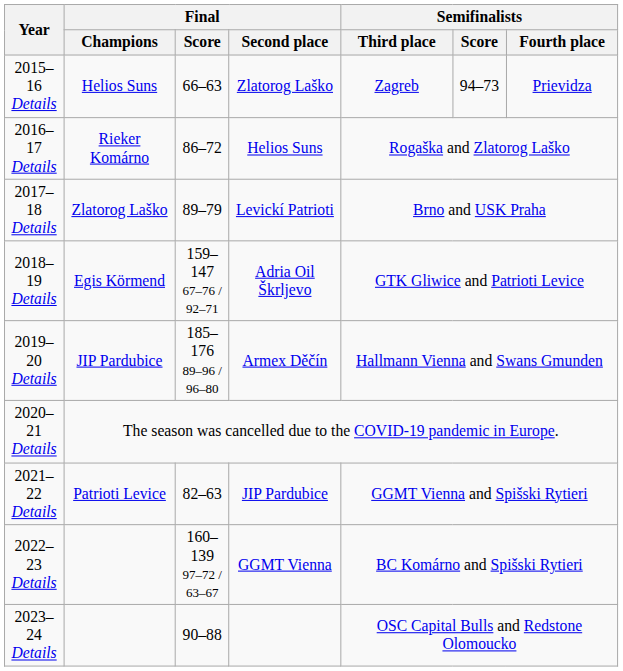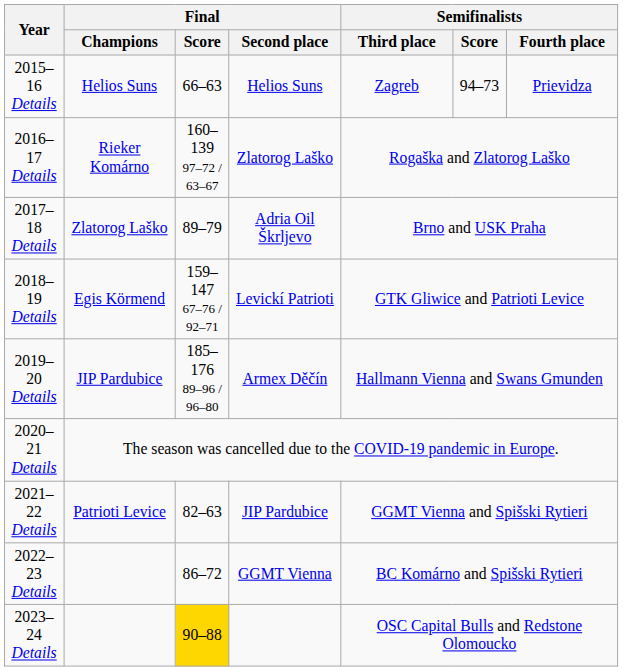(285, 85) Zlatorog Laško -> (285, 85) Helios Suns
(202, 147) 86–72 -> (202, 156) 160–139 97–72 / 63–67
(285, 147) Helios Suns -> (285, 156) Zlatorog Laško
(285, 209) Levickí Patrioti -> (285, 227) Adria Oil Škrljevo
(285, 280) Adria Oil Škrljevo -> (285, 298) Levickí Patrioti
(202, 563) 160–139 97–72 / 63–67 -> (202, 572) 86–72
(202, 634) no background -> (202, 634) gold background
